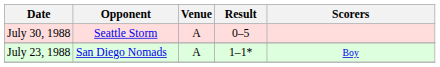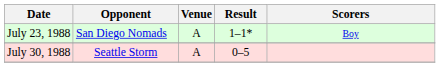rows swapped: (39, 52) <-> (39, 33)
